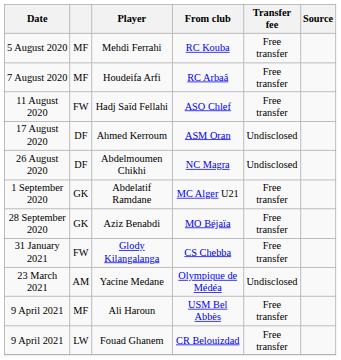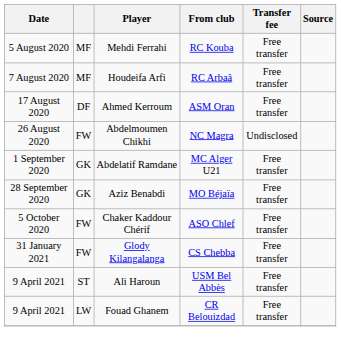- row: (132, 106)
(272, 135) Undisclosed -> (272, 106) Free transfer
(81, 164) DF -> (84, 135) FW
+ row: (137, 223)
- row: (132, 281)
(81, 310) MF -> (84, 281) ST
